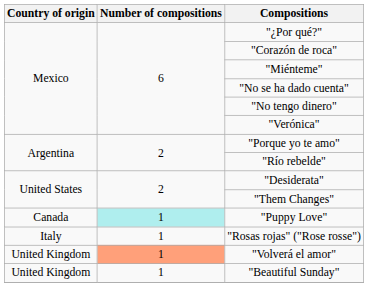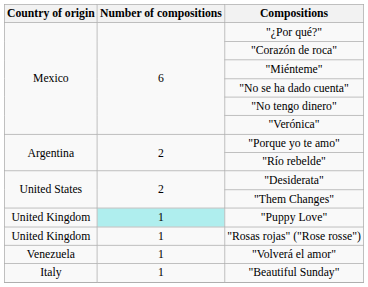(51, 217) Canada -> (51, 217) United Kingdom
(51, 236) Italy -> (51, 236) United Kingdom
(51, 254) United Kingdom -> (51, 254) Venezuela
(161, 254) lightsalmon background -> (161, 254) no background
(51, 273) United Kingdom -> (51, 273) Italy
